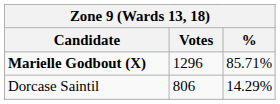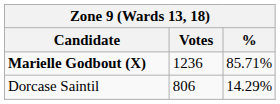(188, 63) 1296 -> (188, 63) 1236
